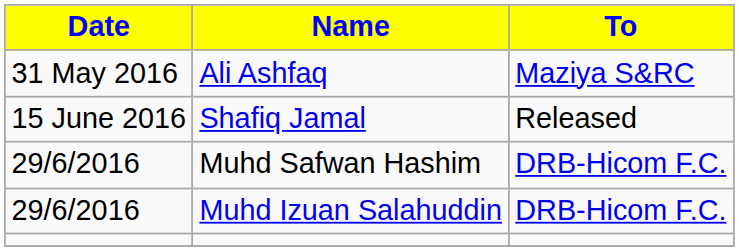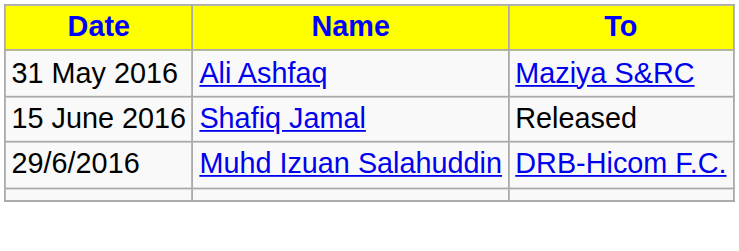- row: (76, 164)
